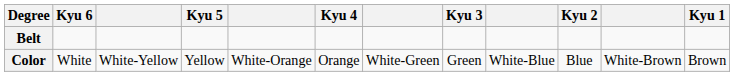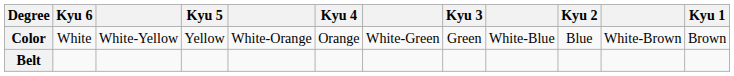rows swapped: (29, 60) <-> (29, 37)
